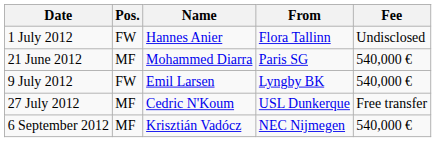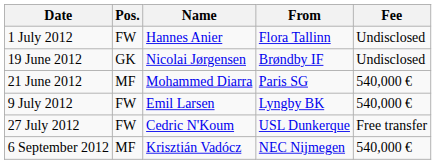+ row: (45, 59)
(125, 103) MF -> (126, 125) FW
